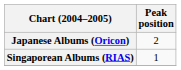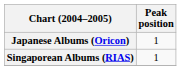(156, 40) 2 -> (156, 40) 1
